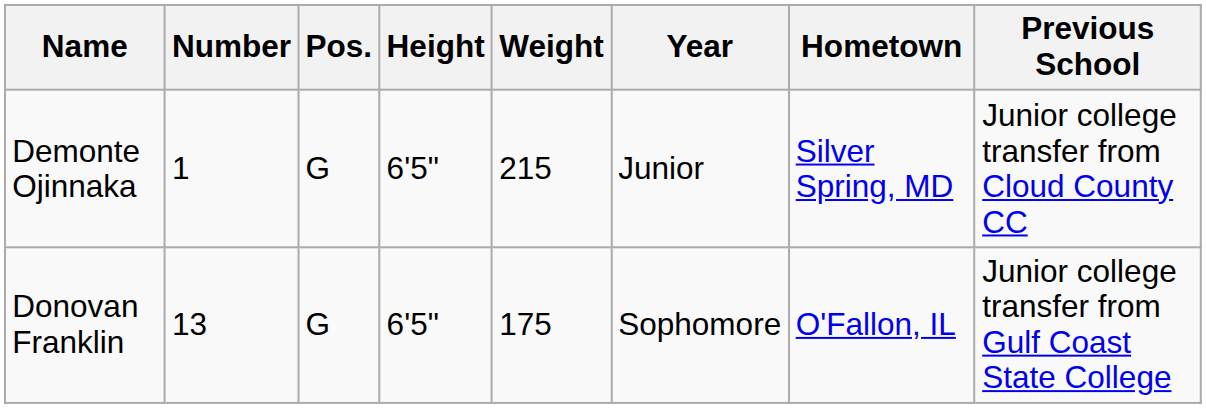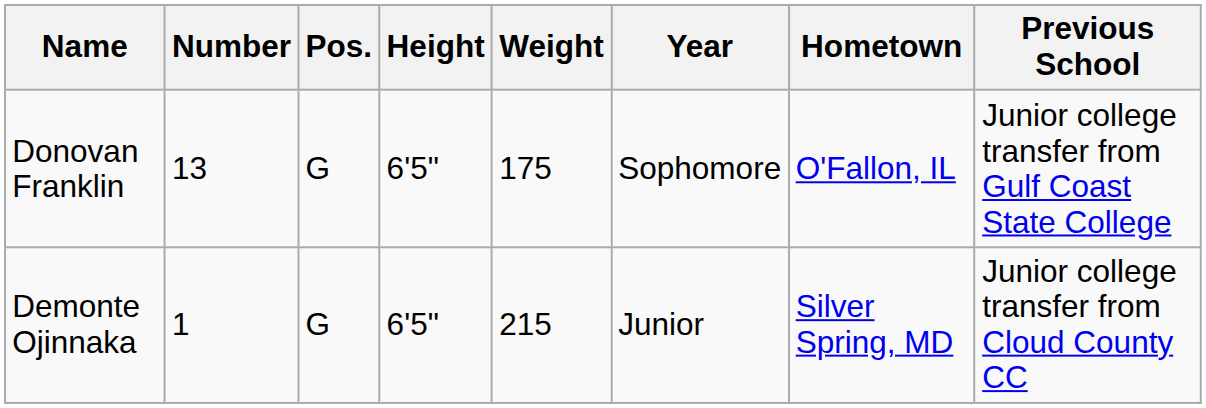rows swapped: (76, 168) <-> (75, 324)
